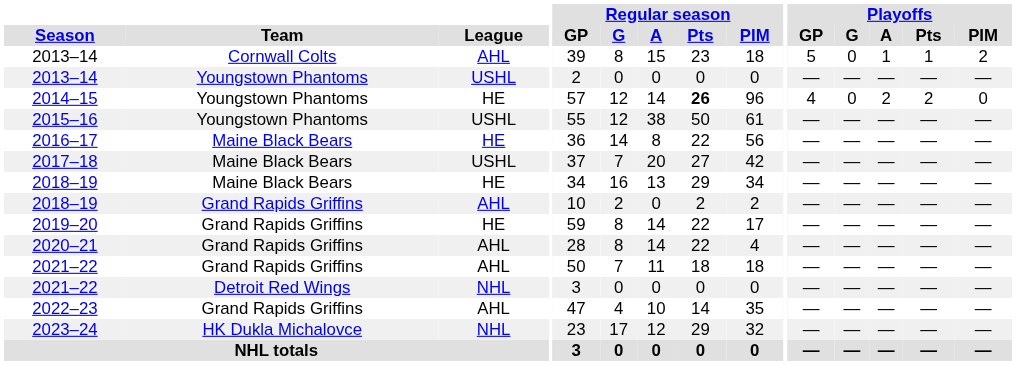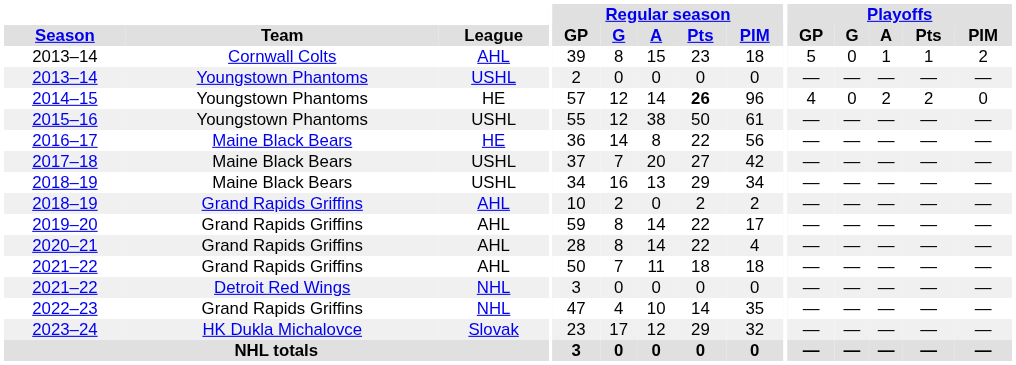(494, 182) HE -> (494, 182) USHL
(494, 224) HE -> (494, 224) AHL
(494, 308) AHL -> (494, 308) NHL
(494, 329) NHL -> (494, 329) Slovak
